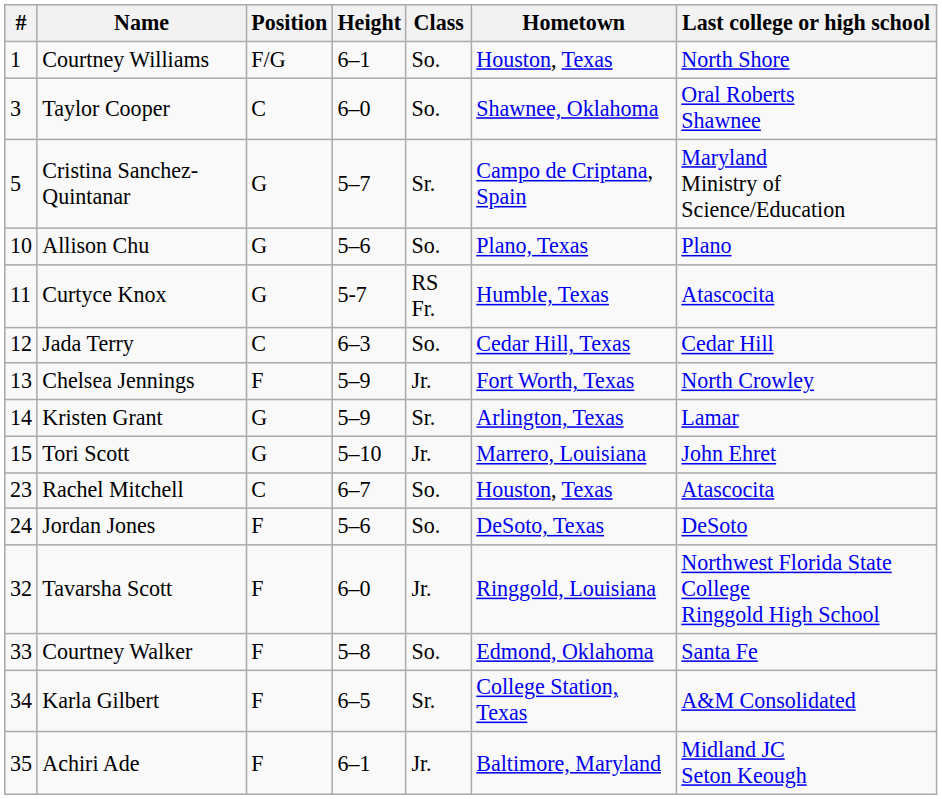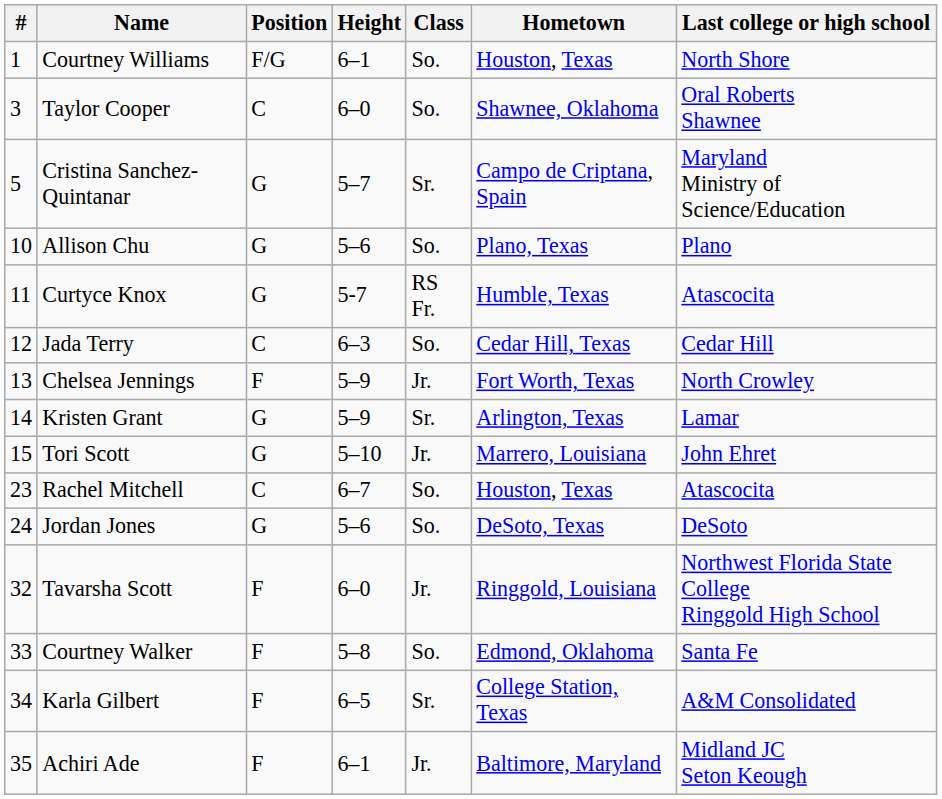(257, 526) F -> (259, 526) G
